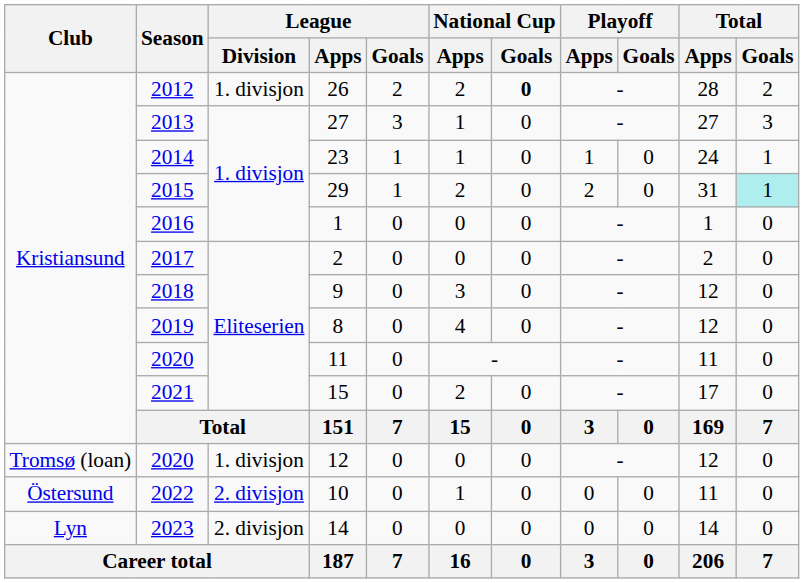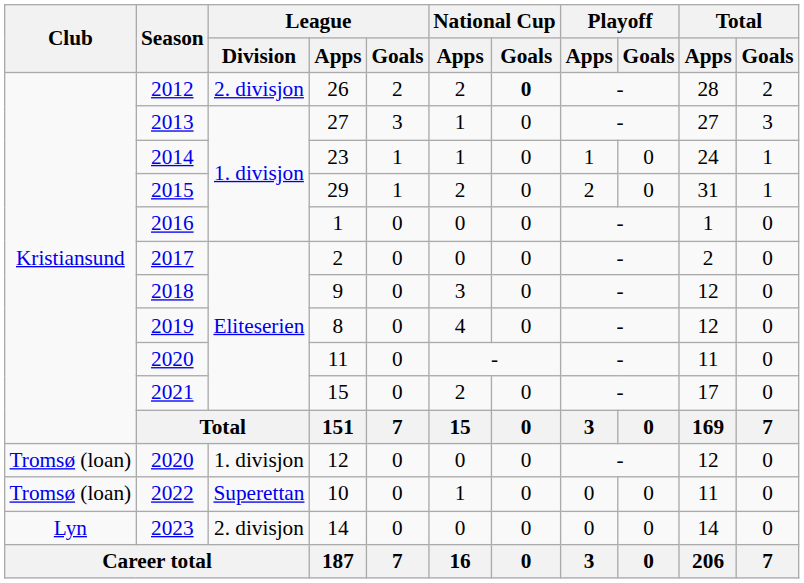(259, 88) 1. divisjon -> (259, 88) 2. divisjon
(768, 190) paleturquoise background -> (768, 190) no background
(70, 493) Östersund -> (70, 493) Tromsø (loan)
(259, 493) 2. divisjon -> (259, 493) Superettan
